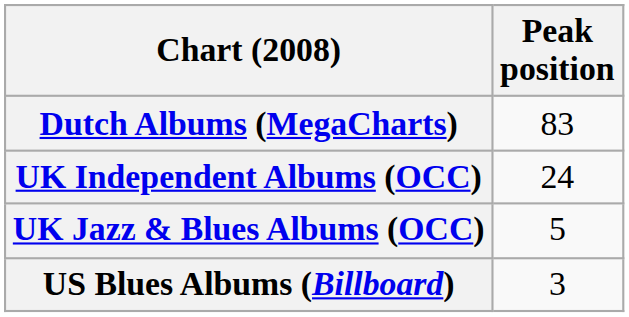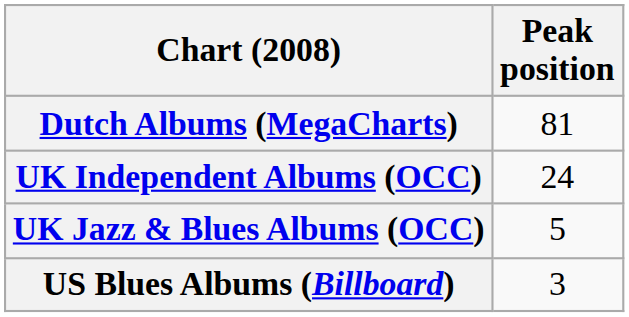(557, 122) 83 -> (557, 122) 81
